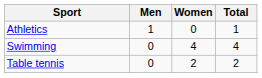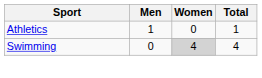(193, 47) no background -> (193, 47) lightgrey background
- row: (35, 64)
